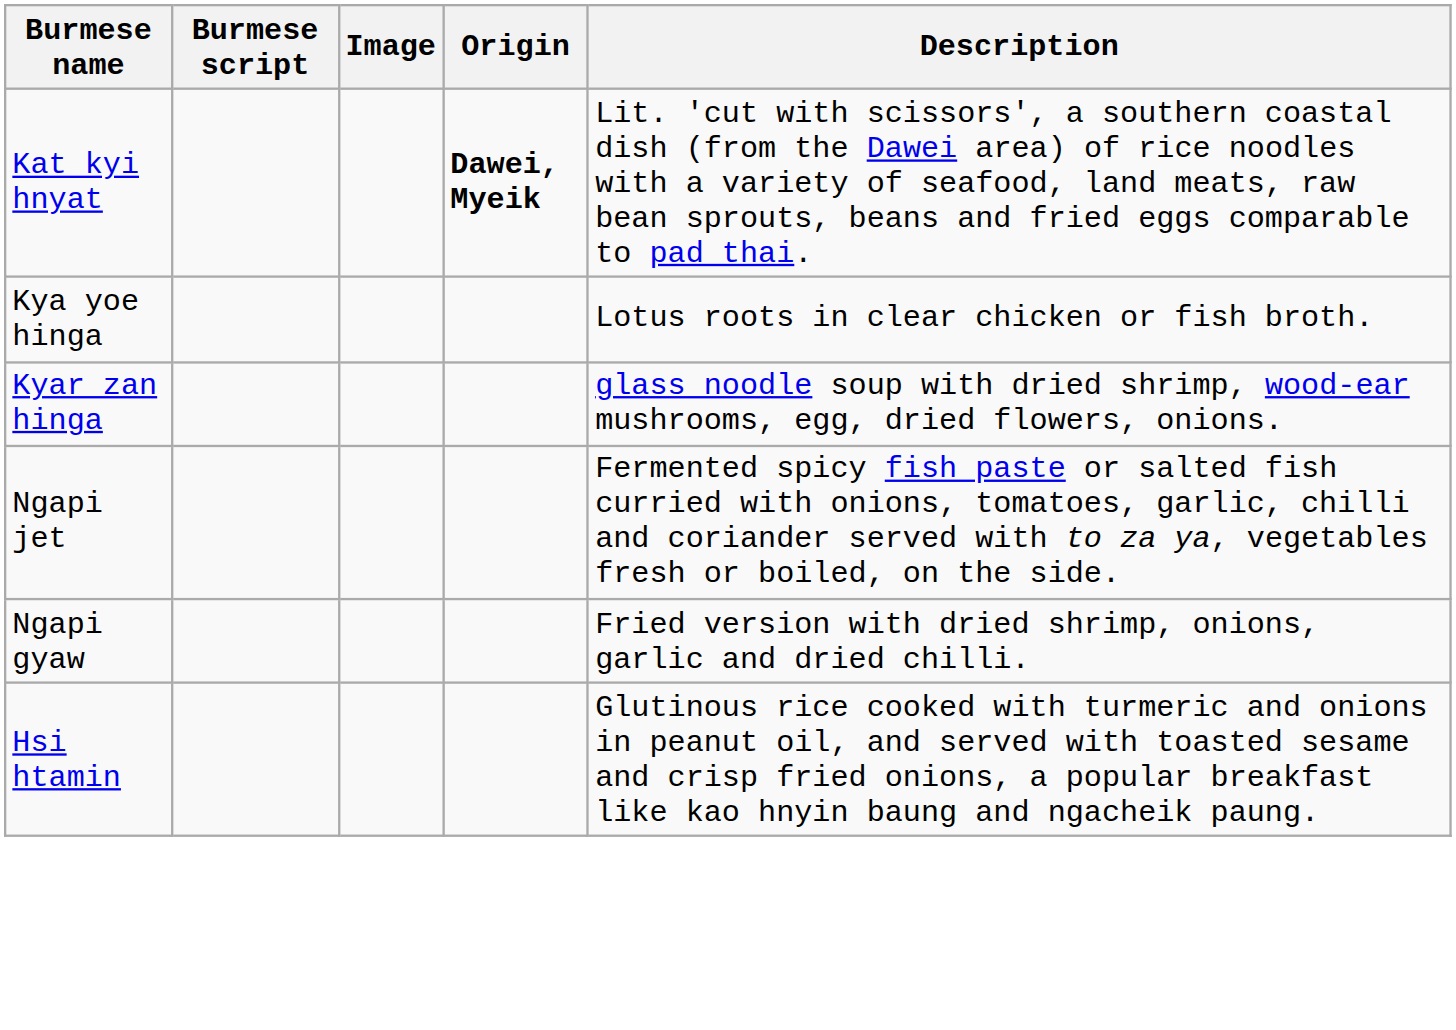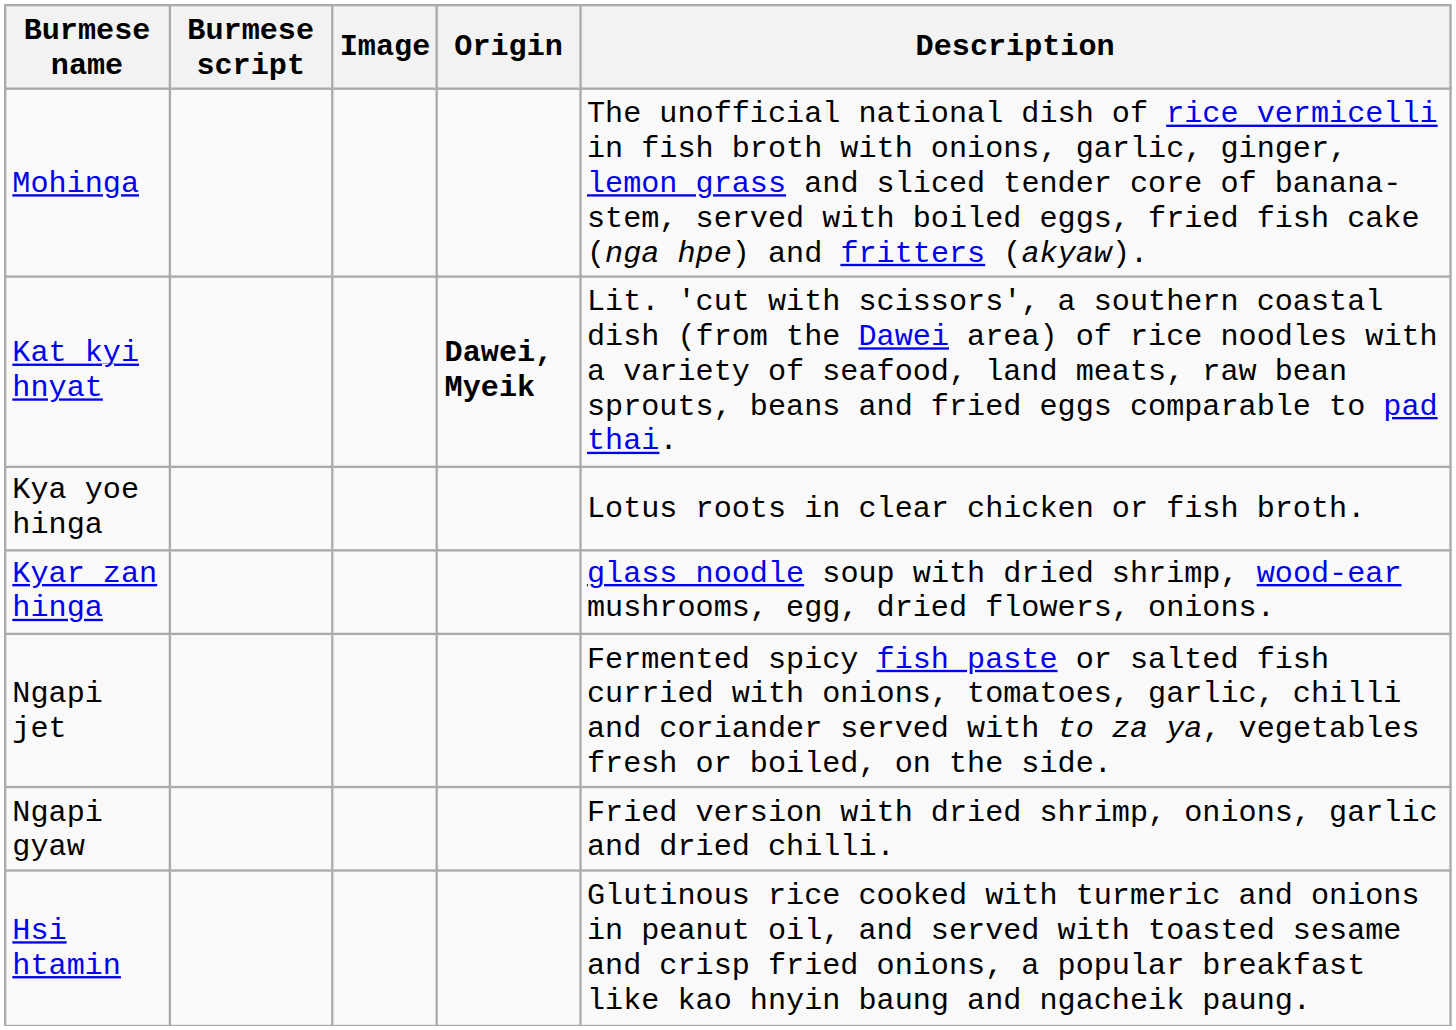+ row: (76, 183)
